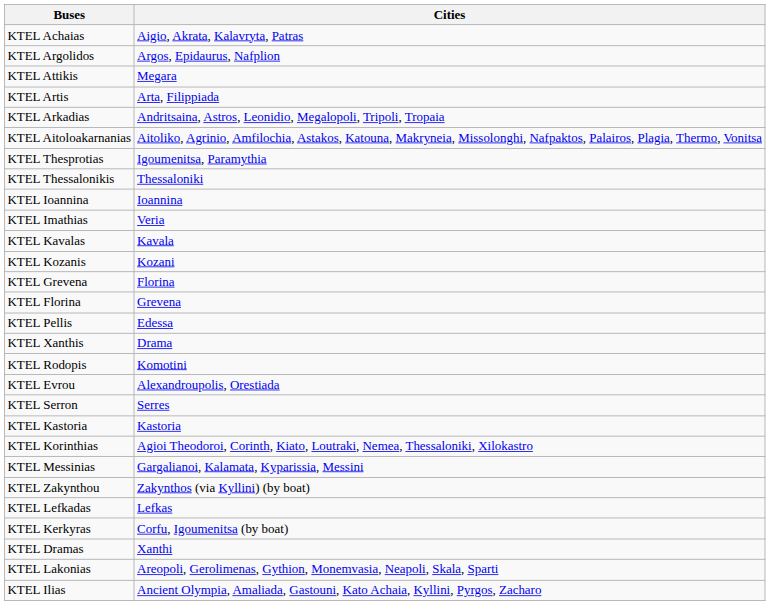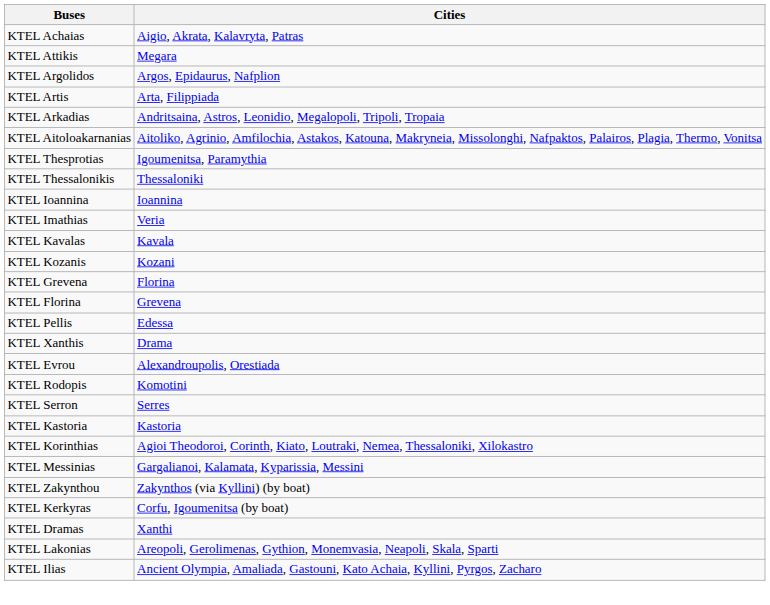rows swapped: (43, 76) <-> (51, 55)
rows swapped: (41, 384) <-> (47, 364)
- row: (49, 508)
